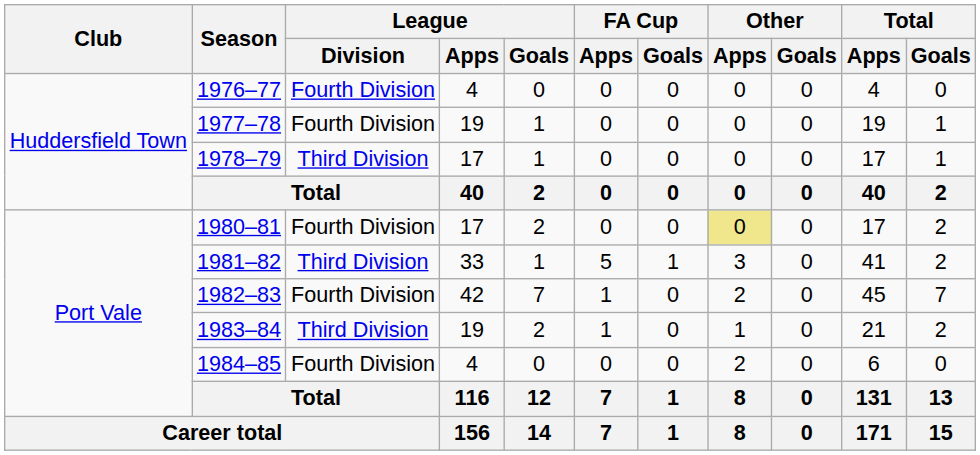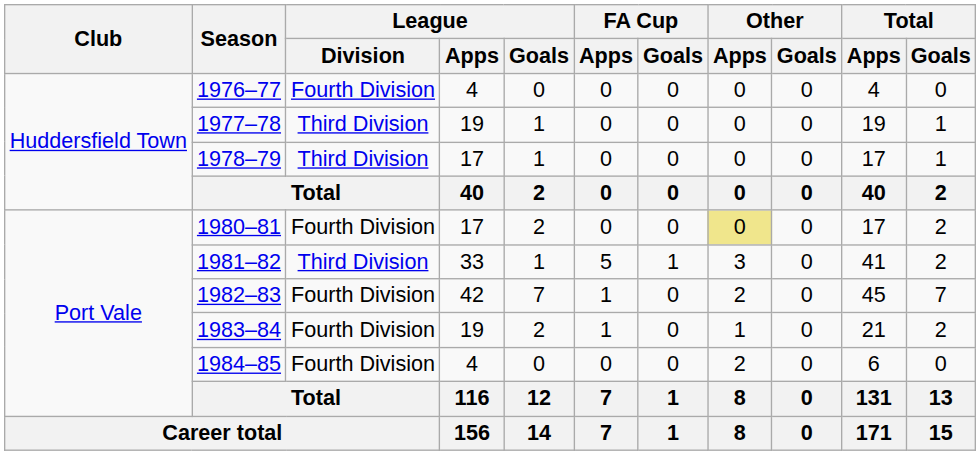(363, 124) Fourth Division -> (363, 124) Third Division
(363, 329) Third Division -> (363, 329) Fourth Division
